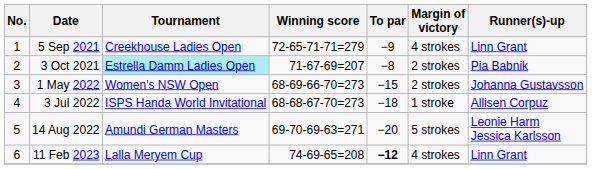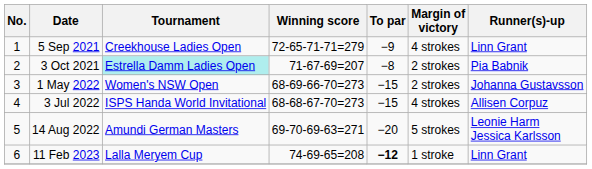(388, 104) −18 -> (388, 104) −15
(433, 104) 1 stroke -> (436, 104) 4 strokes
(436, 155) 4 strokes -> (433, 155) 1 stroke
